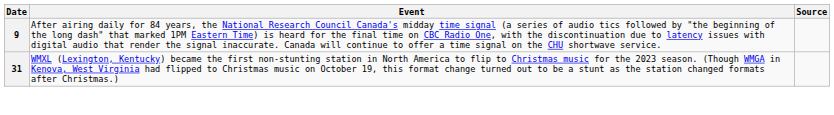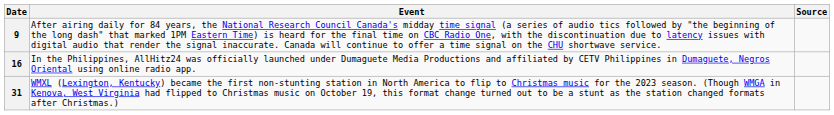+ row: (17, 64)
